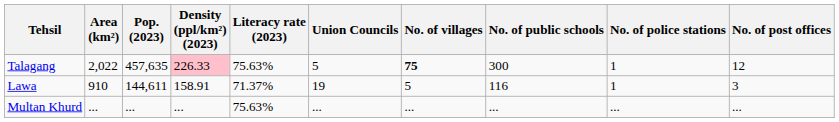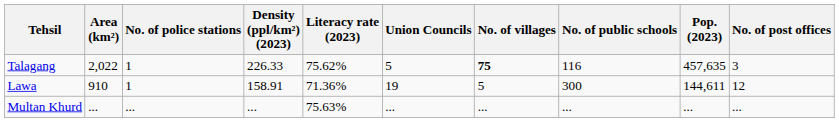columns swapped: (146, 29) <-> (668, 29)
(192, 65) pink background -> (265, 65) no background
(253, 65) 75.63% -> (326, 65) 75.62%
(499, 65) 300 -> (572, 65) 116
(739, 65) 12 -> (735, 65) 3
(253, 86) 71.37% -> (326, 86) 71.36%
(498, 86) 116 -> (572, 86) 300
(735, 86) 3 -> (739, 86) 12
